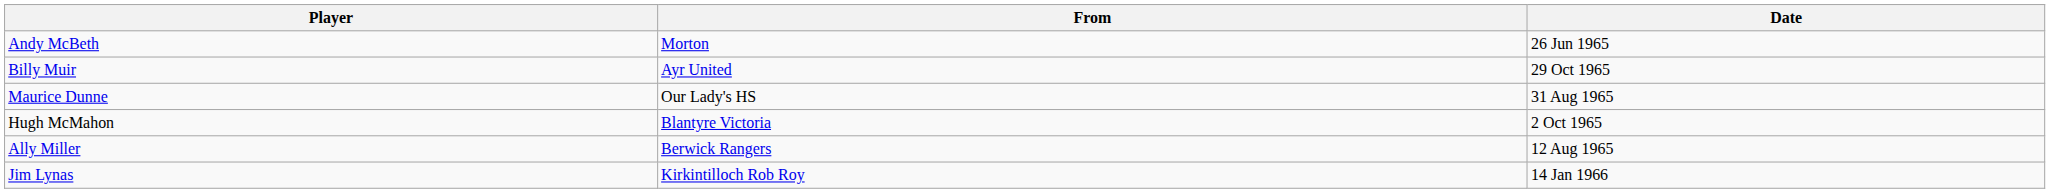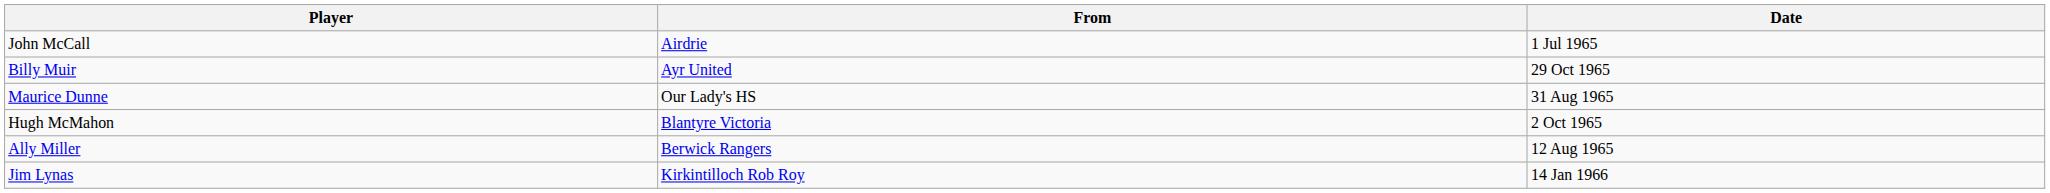- row: (54, 44)
+ row: (49, 44)
